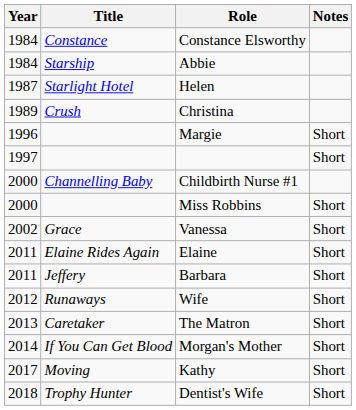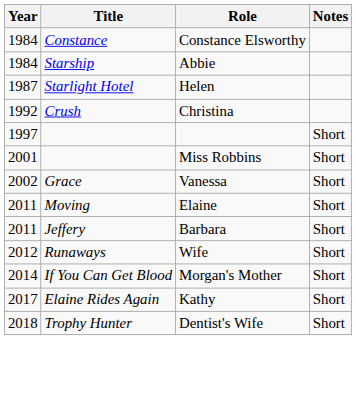(23, 110) 1989 -> (23, 110) 1992
- row: (200, 134)
- row: (238, 181)
(23, 205) 2000 -> (23, 157) 2001
(102, 252) Elaine Rides Again -> (67, 205) Moving
- row: (214, 323)
(67, 370) Moving -> (102, 299) Elaine Rides Again
